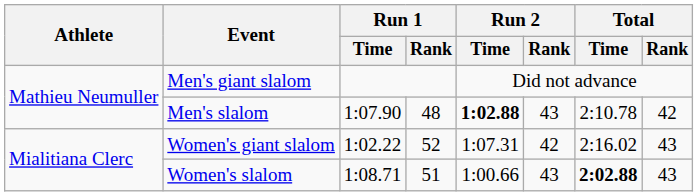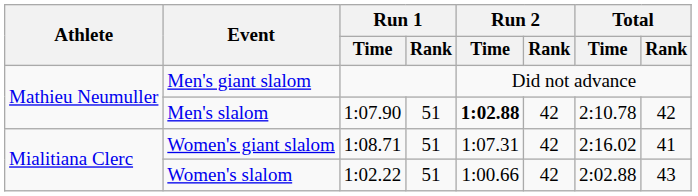(431, 112) 48 -> (431, 112) 51
(549, 112) 43 -> (549, 112) 42
(373, 144) 1:02.22 -> (373, 144) 1:08.71
(431, 144) 52 -> (431, 144) 51
(667, 144) 43 -> (666, 144) 41
(373, 175) 1:08.71 -> (373, 175) 1:02.22
(549, 175) 43 -> (549, 175) 42
(608, 175) bold -> (608, 175) normal
